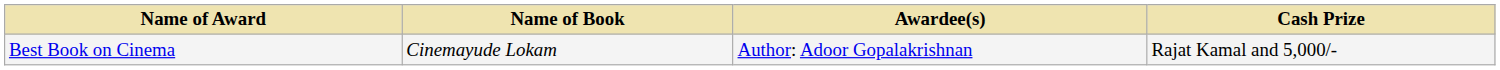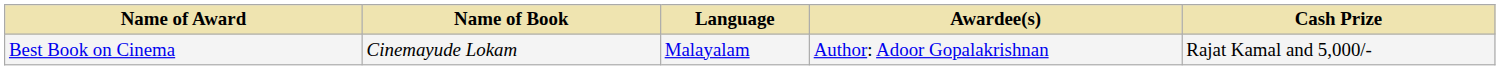+ column: (735, 19)
